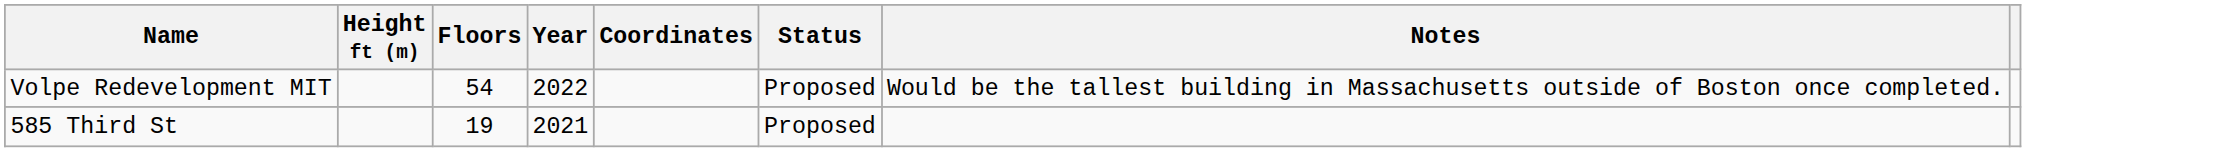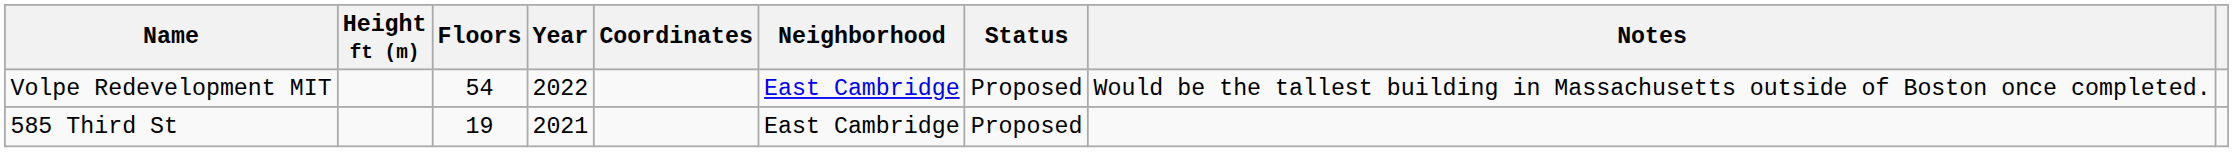+ column: (862, 37)
